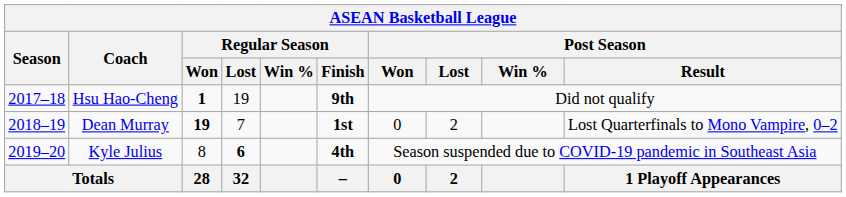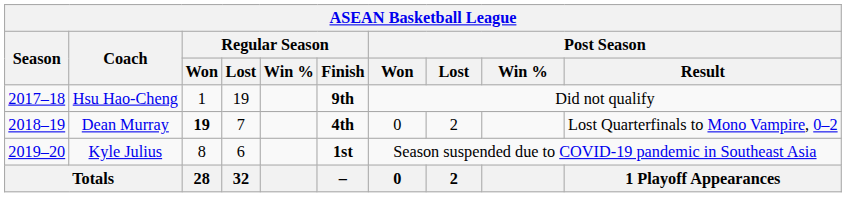(202, 98) bold -> (202, 98) normal
(343, 125) 1st -> (343, 125) 4th
(241, 152) bold -> (241, 152) normal
(343, 152) 4th -> (343, 152) 1st
